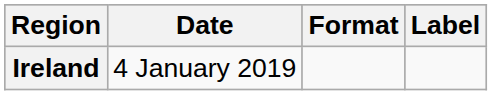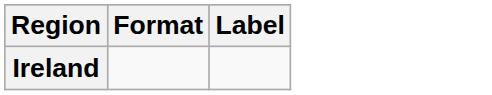- column: (205, 25)
